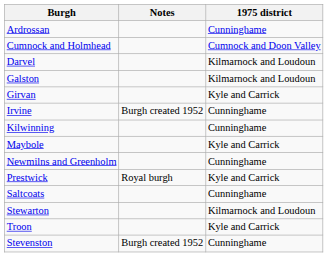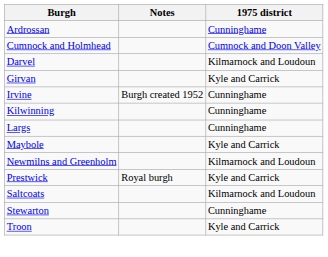- row: (23, 78)
+ row: (18, 128)
(237, 161) Cunninghame -> (262, 161) Kilmarnock and Loudoun
(237, 194) Cunninghame -> (262, 194) Kilmarnock and Loudoun
(262, 210) Kilmarnock and Loudoun -> (237, 210) Cunninghame
- row: (30, 243)
